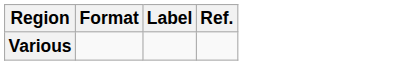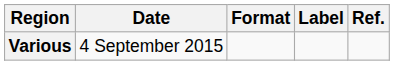+ column: (151, 18)
